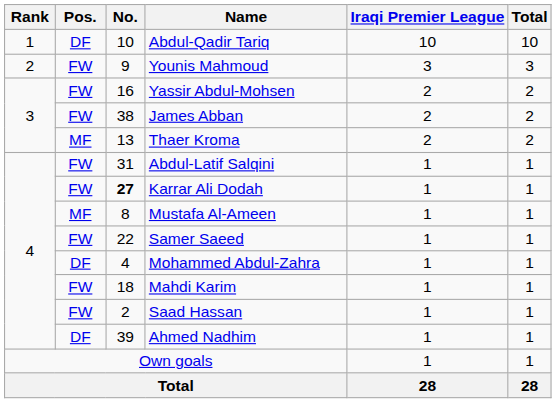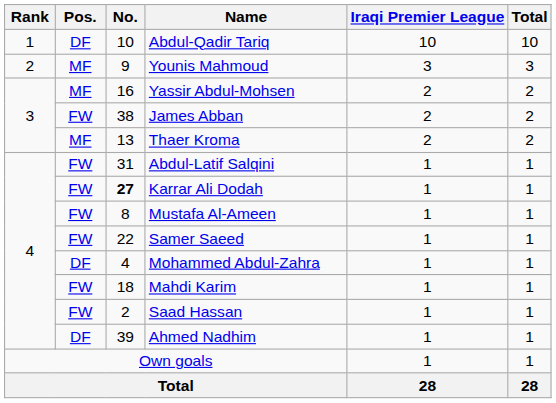(80, 66) FW -> (80, 66) MF
(80, 91) FW -> (80, 91) MF
(80, 214) MF -> (80, 214) FW
